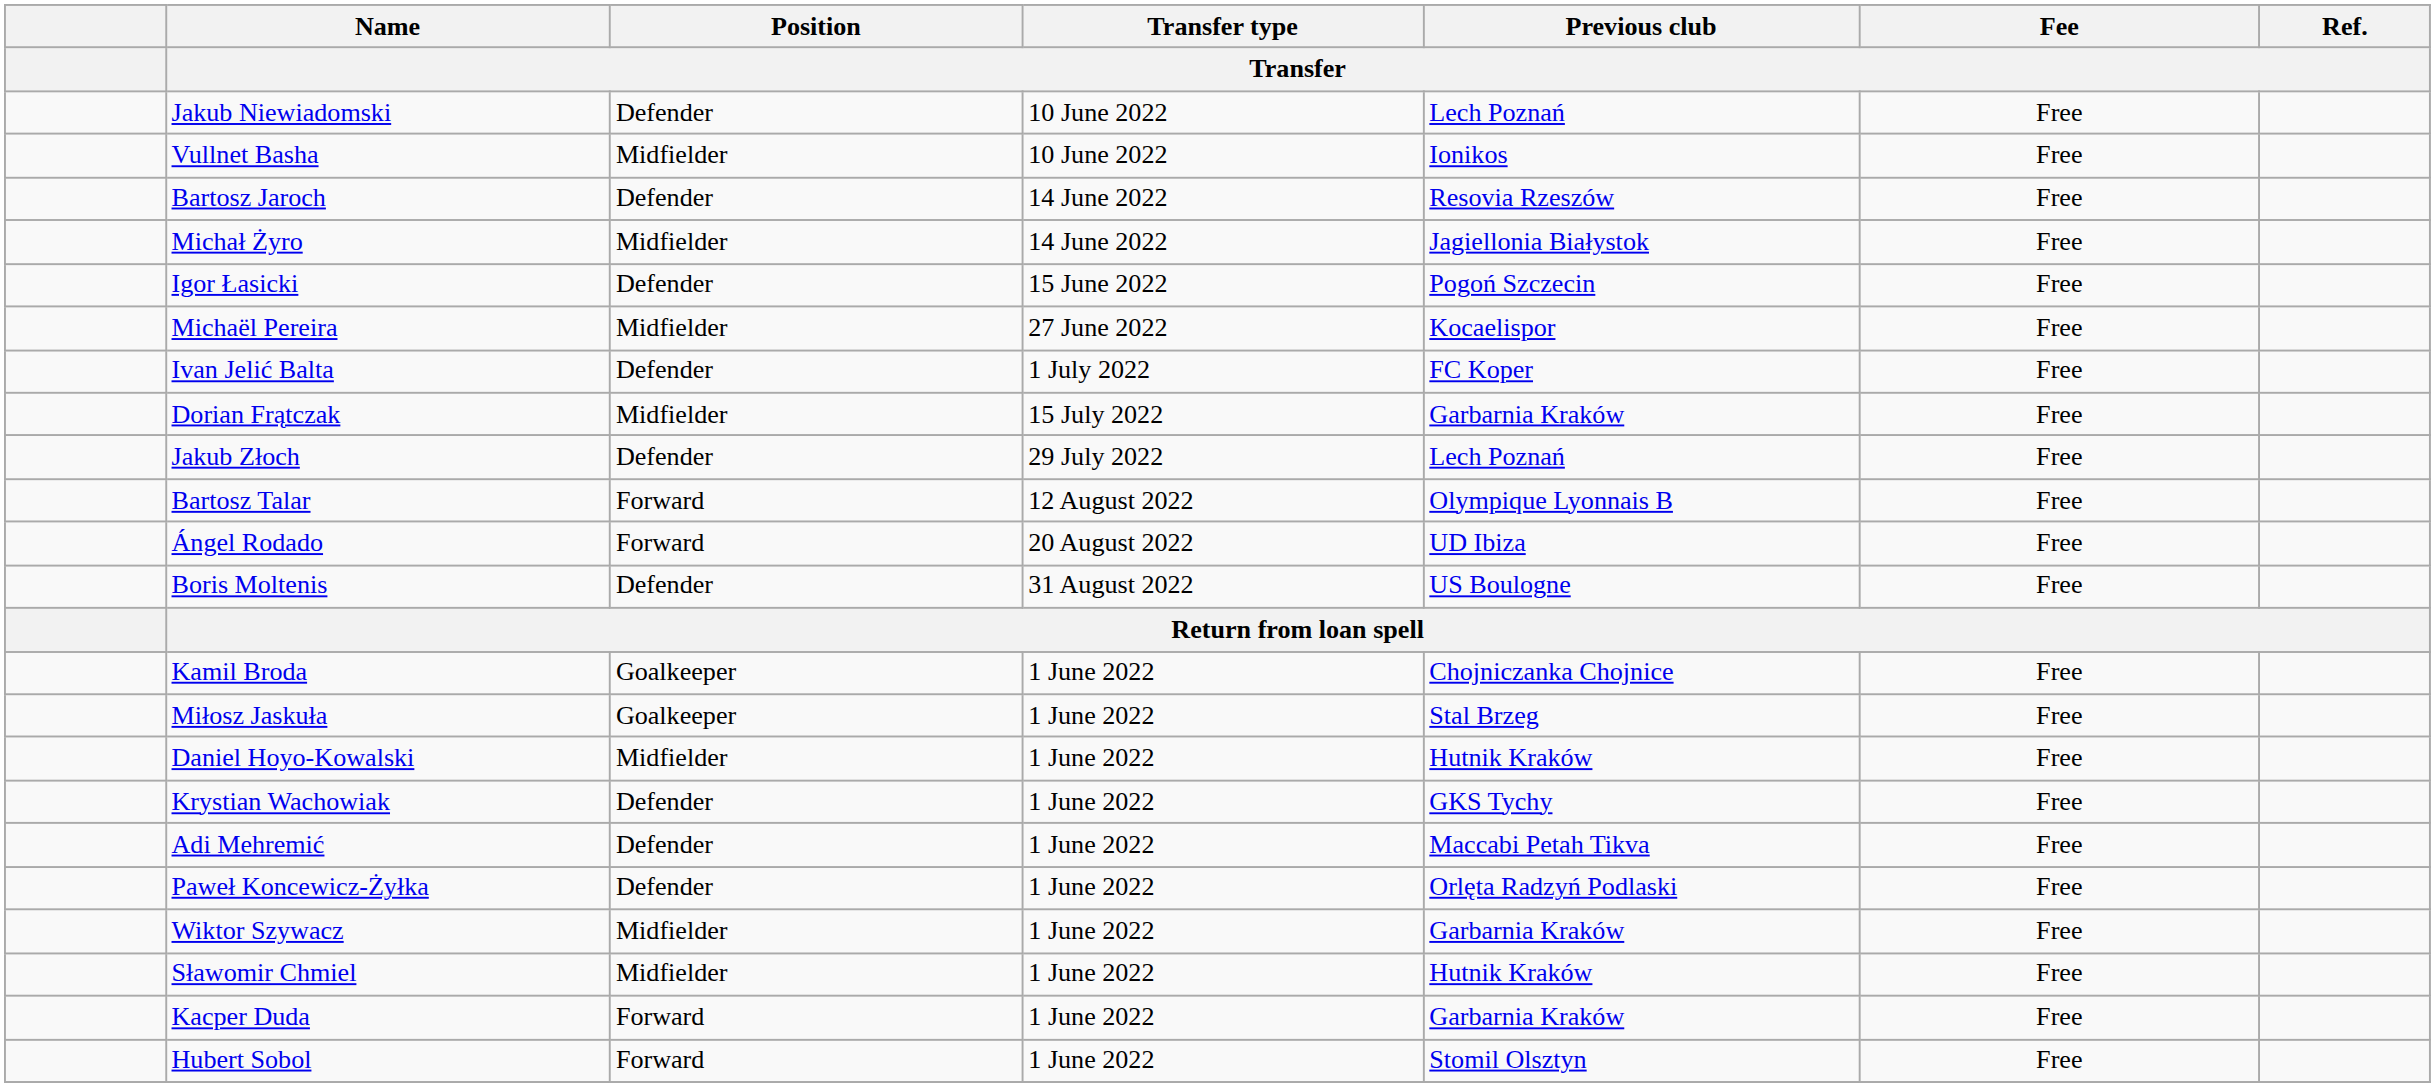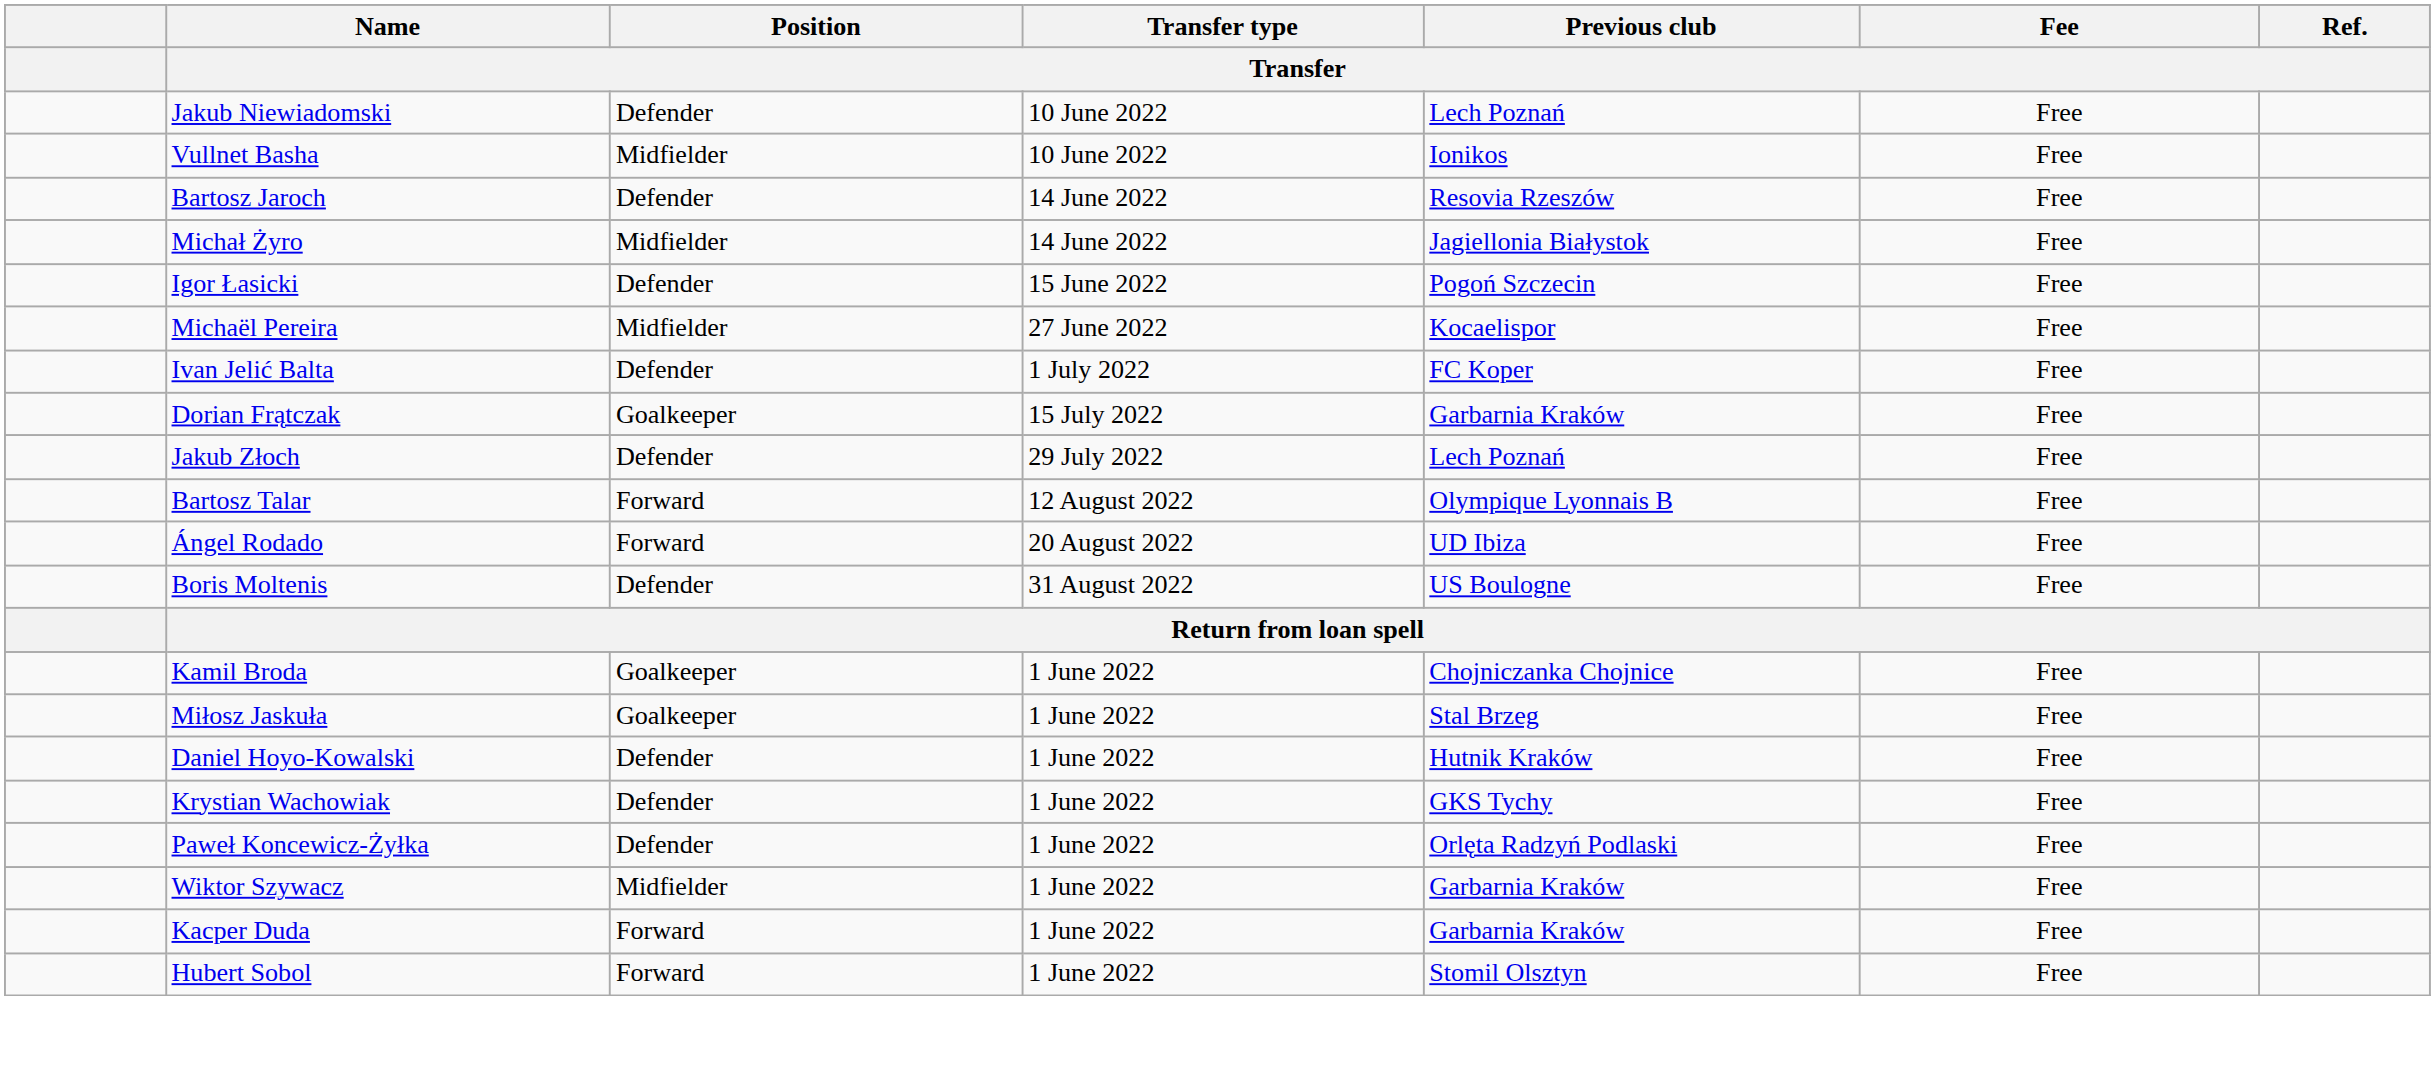(672, 413) Midfielder -> (676, 413) Goalkeeper
(672, 757) Midfielder -> (664, 757) Defender
- row: (248, 844)
- row: (264, 973)
